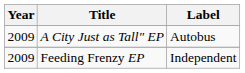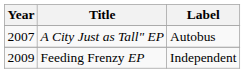(21, 36) 2009 -> (21, 36) 2007
